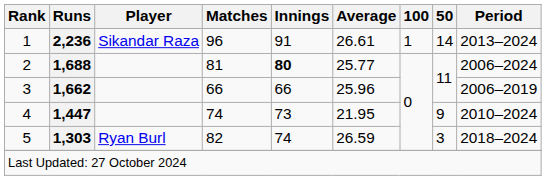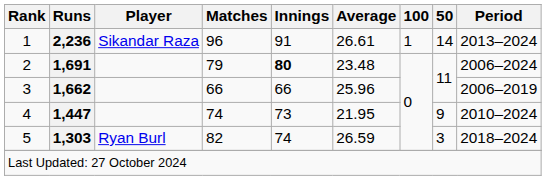(72, 65) 1,688 -> (72, 65) 1,691
(215, 65) 81 -> (215, 65) 79
(355, 65) 25.77 -> (355, 65) 23.48
